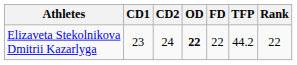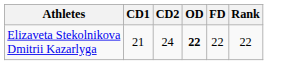- column: (243, 14)
(138, 42) 23 -> (138, 42) 21
